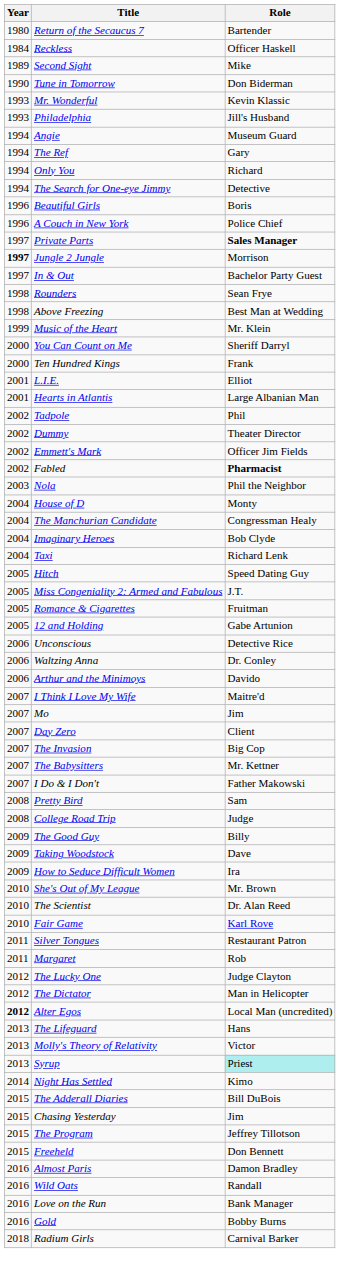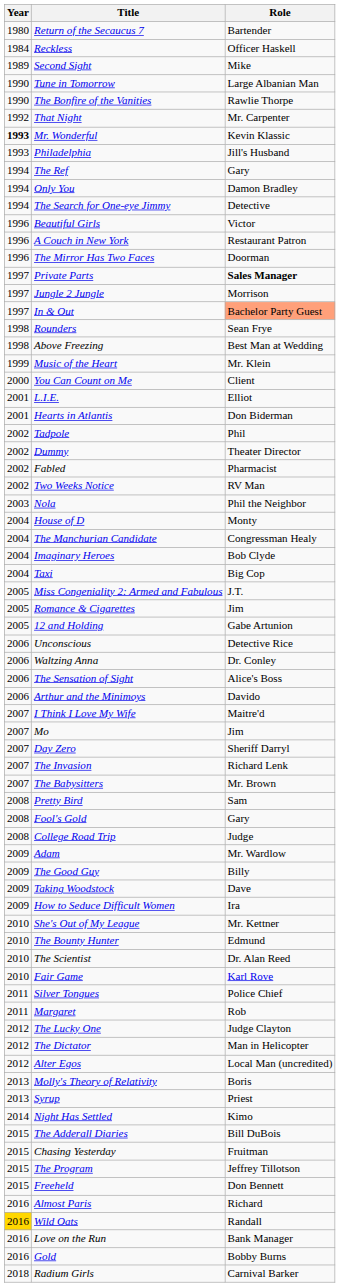(260, 83) Don Biderman -> (273, 83) Large Albanian Man
+ row: (93, 100)
+ row: (58, 118)
(18, 100) normal -> (18, 135) bold
- row: (47, 135)
(245, 170) Richard -> (263, 188) Damon Bradley
(240, 205) Boris -> (241, 223) Victor
(255, 223) Police Chief -> (267, 240) Restaurant Patron
+ row: (94, 258)
(18, 258) bold -> (18, 293) normal
(275, 275) no background -> (275, 310) lightsalmon background
(259, 345) Sheriff Darryl -> (241, 380) Client
- row: (77, 363)
(273, 398) Large Albanian Man -> (260, 415) Don Biderman
- row: (68, 450)
(255, 468) bold -> (252, 468) normal
+ row: (74, 485)
(258, 556) Richard Lenk -> (246, 573) Big Cop
- row: (46, 573)
(248, 608) Fruitman -> (236, 608) Jim
+ row: (84, 678)
(241, 731) Client -> (259, 748) Sheriff Darryl
(246, 748) Big Cop -> (258, 766) Richard Lenk
(253, 766) Mr. Kettner -> (252, 783) Mr. Brown
- row: (67, 783)
+ row: (60, 818)
+ row: (47, 853)
(252, 888) Mr. Brown -> (253, 923) Mr. Kettner
+ row: (76, 941)
(267, 941) Restaurant Patron -> (255, 993) Police Chief
(18, 1011) bold -> (18, 1063) normal
- row: (65, 1028)
(241, 1046) Victor -> (240, 1081) Boris
(240, 1063) paleturquoise background -> (240, 1098) no background
(236, 1116) Jim -> (248, 1151) Fruitman
(263, 1168) Damon Bradley -> (245, 1203) Richard
(18, 1186) no background -> (18, 1221) gold background
